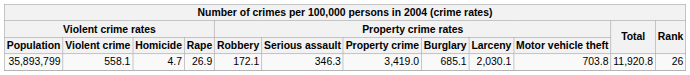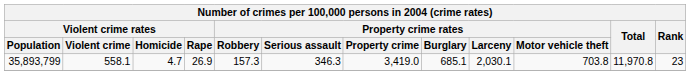(246, 62) 172.1 -> (246, 62) 157.3
(633, 62) 11,920.8 -> (633, 62) 11,970.8
(677, 62) 26 -> (677, 62) 23
